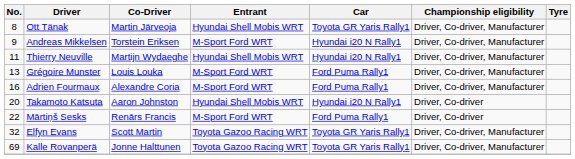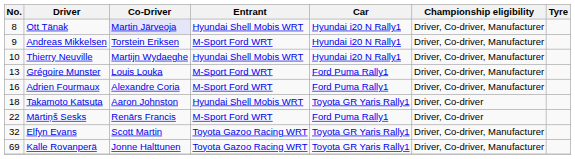(144, 26) no background -> (144, 26) lavender background
(361, 26) Toyota GR Yaris Rally1 -> (357, 26) Hyundai i20 N Rally1
(14, 56) 11 -> (14, 56) 10
(14, 101) 20 -> (14, 101) 18
(357, 101) Hyundai i20 N Rally1 -> (361, 101) Toyota GR Yaris Rally1
